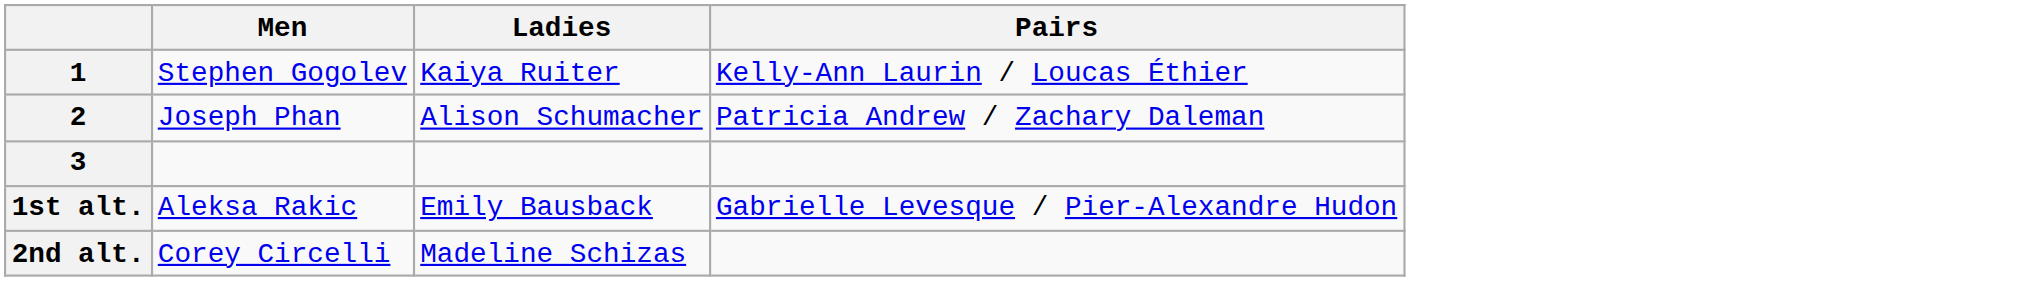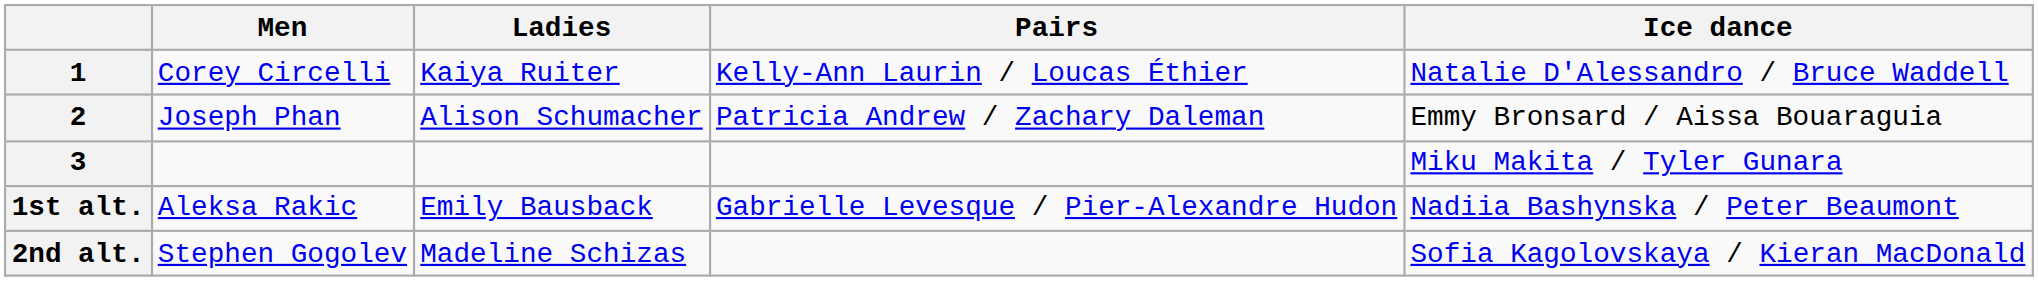+ column: (1718, 28)
(282, 73) Stephen Gogolev -> (274, 73) Corey Circelli
(274, 253) Corey Circelli -> (282, 253) Stephen Gogolev
